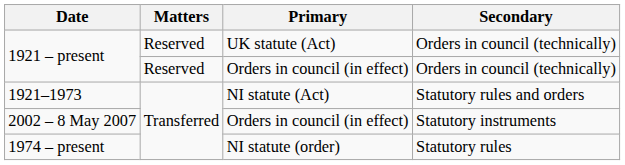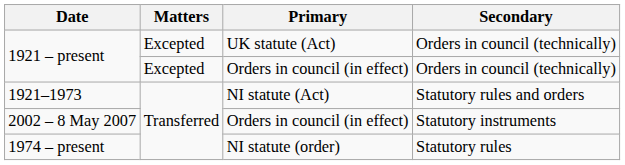(174, 43) Reserved -> (174, 43) Excepted
(174, 69) Reserved -> (174, 69) Excepted
